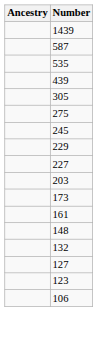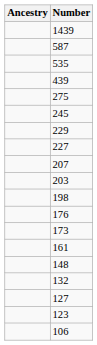- row: (60, 97)
+ row: (60, 164)
+ row: (60, 197)
+ row: (60, 214)
